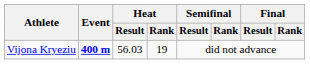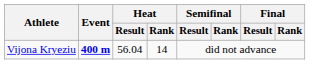(130, 50) 56.03 -> (130, 50) 56.04
(162, 50) 19 -> (162, 50) 14
